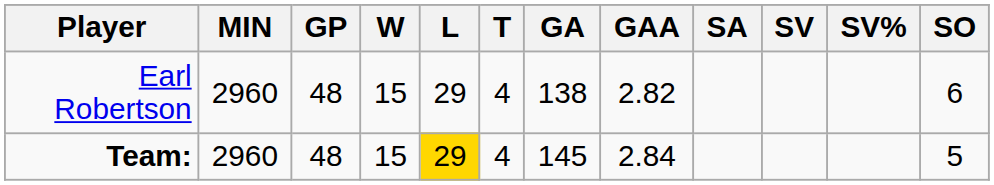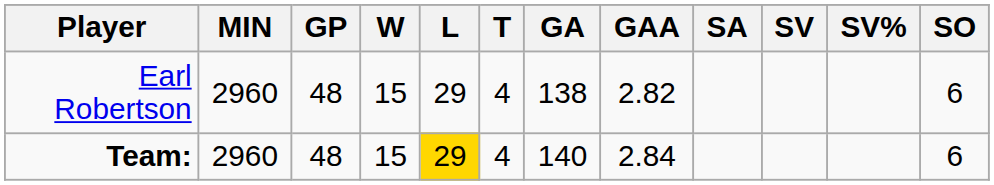(563, 155) 145 -> (563, 155) 140
(955, 155) 5 -> (955, 155) 6
